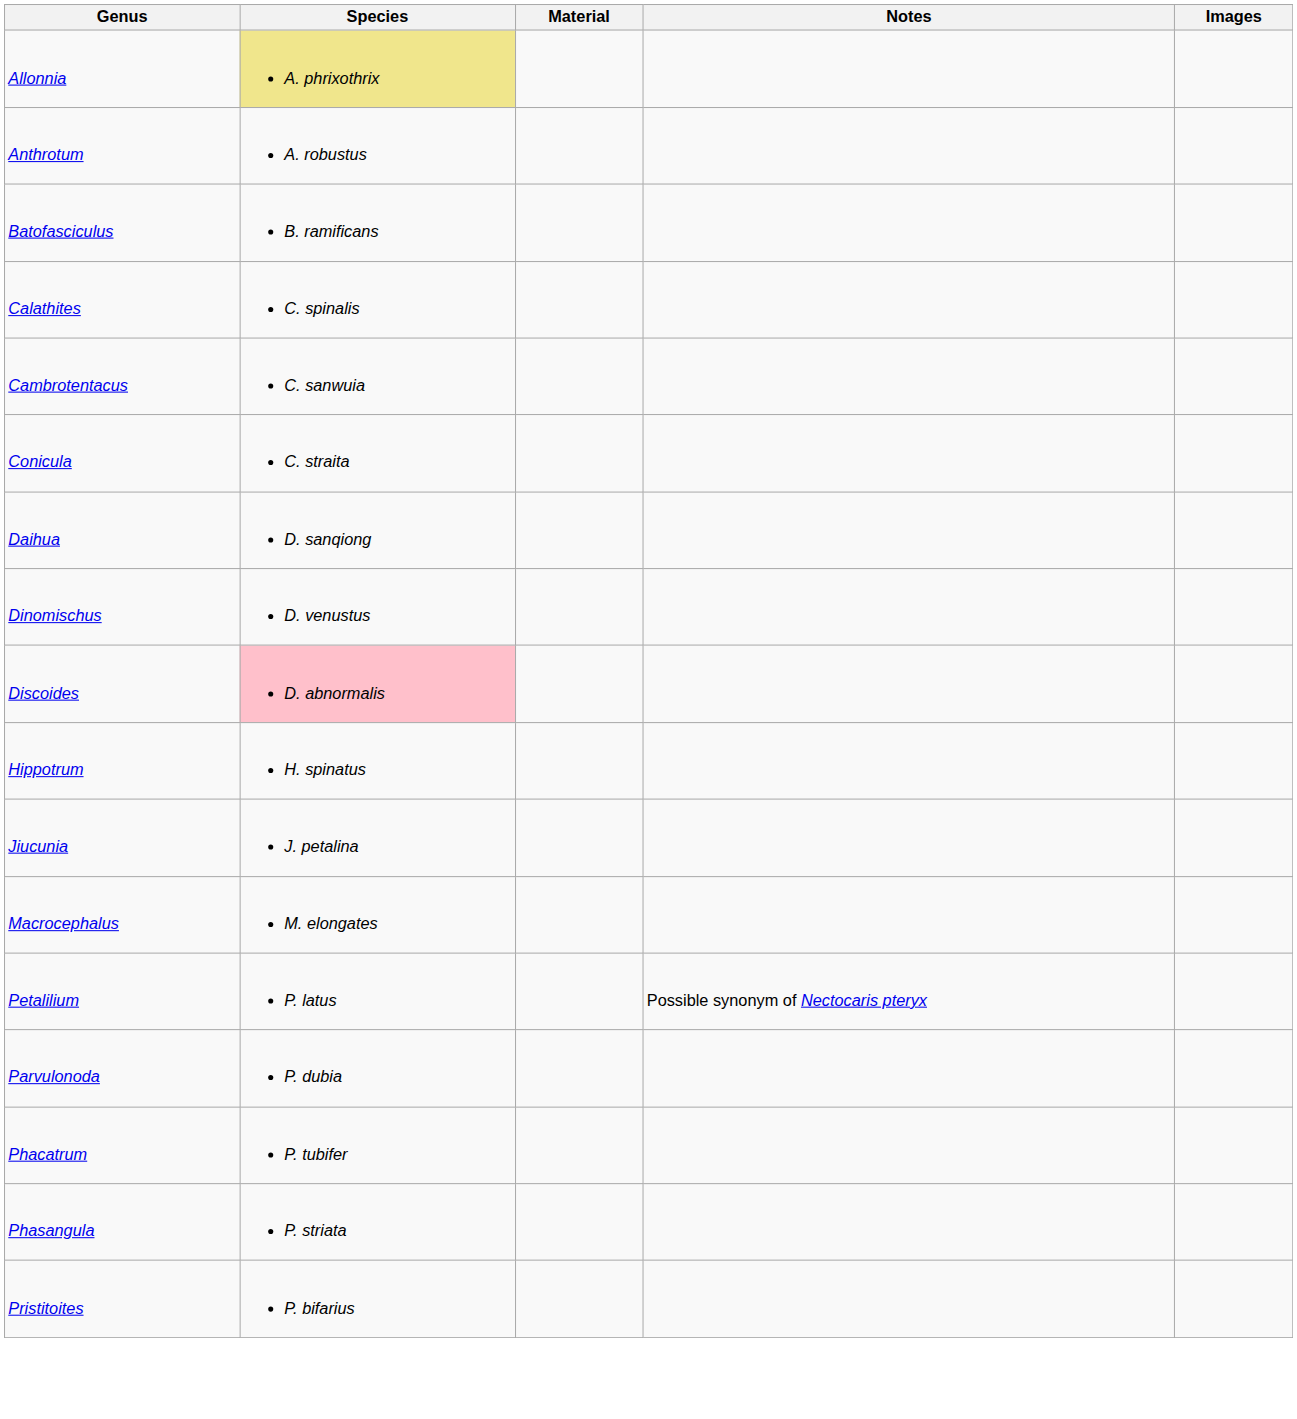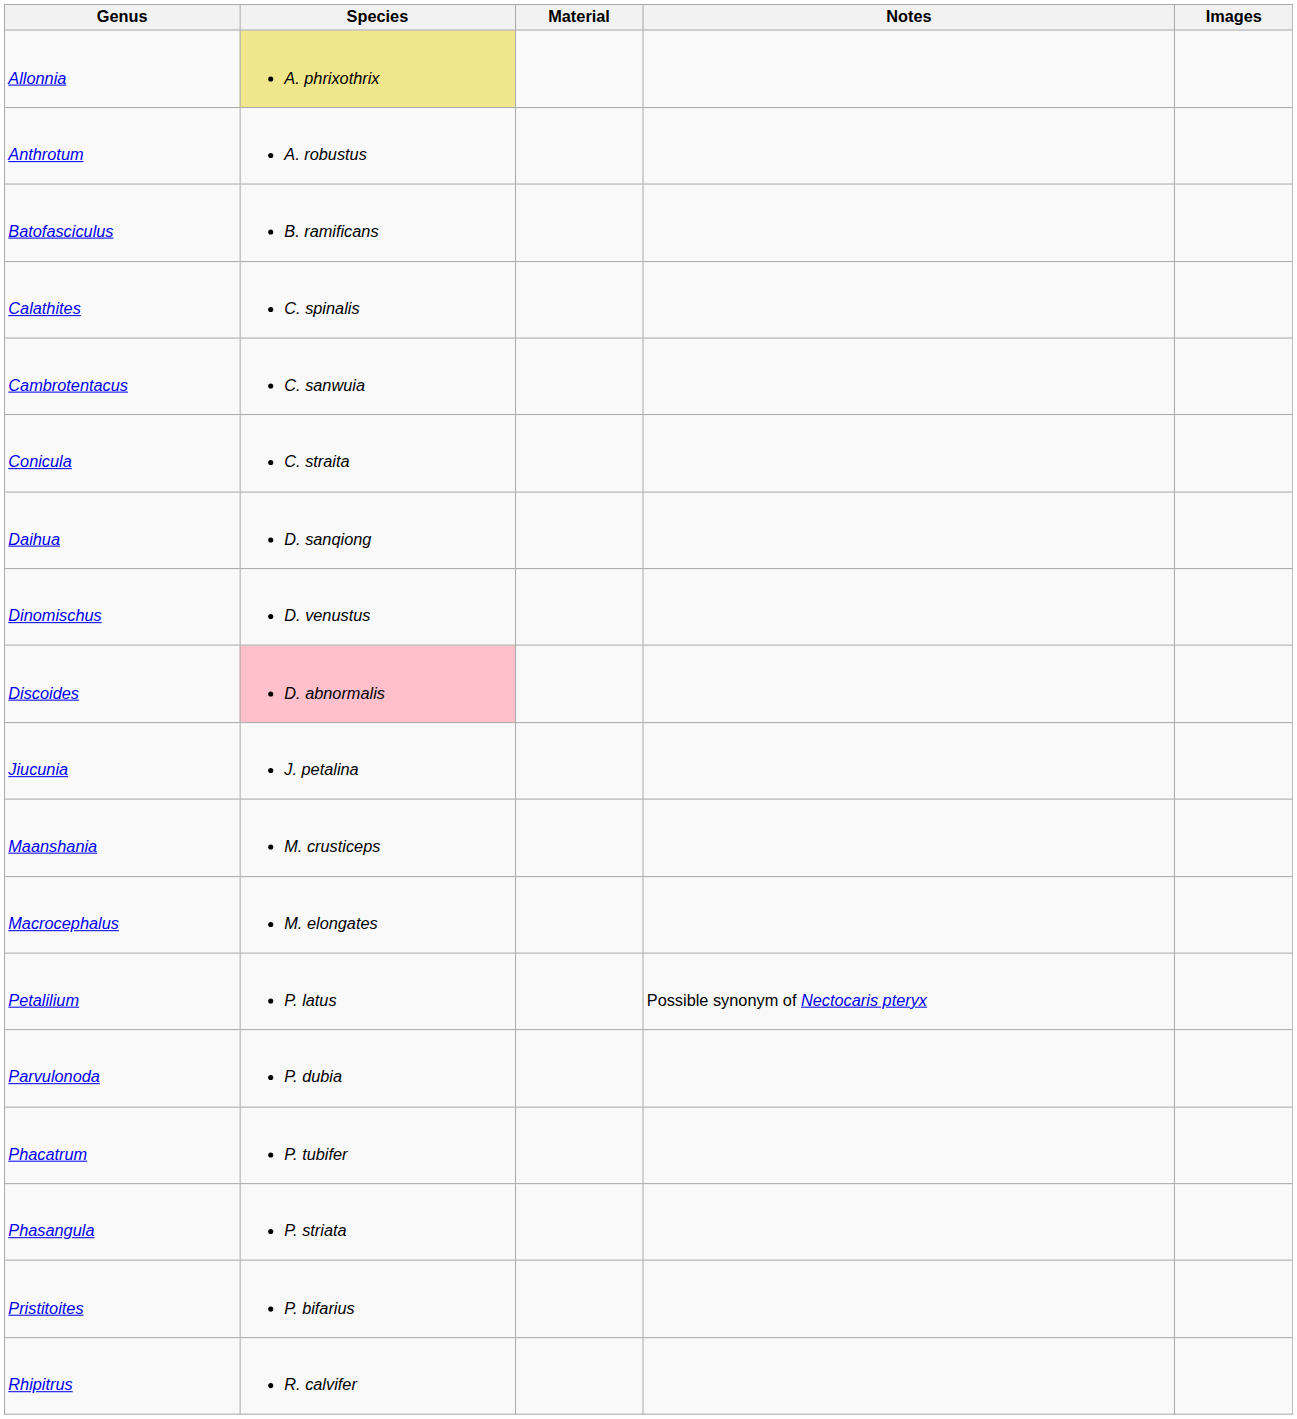- row: (46, 769)
+ row: (53, 846)
+ row: (40, 1385)
